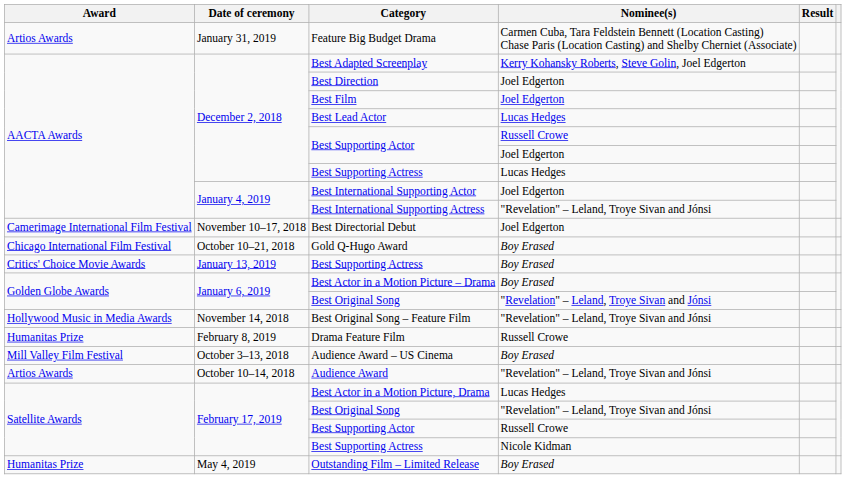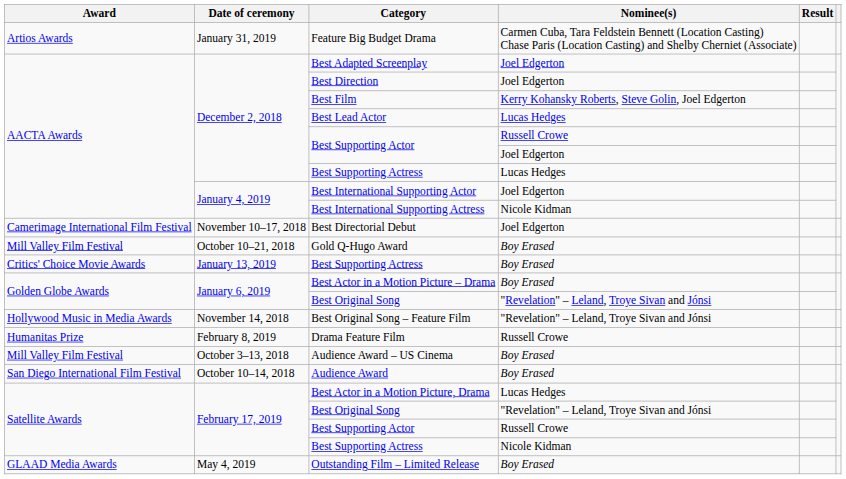(623, 63) Kerry Kohansky Roberts, Steve Golin, Joel Edgerton -> (532, 63) Joel Edgerton
(532, 99) Joel Edgerton -> (623, 99) Kerry Kohansky Roberts, Steve Golin, Joel Edgerton
(606, 209) "Revelation" – Leland, Troye Sivan and Jónsi -> (536, 209) Nicole Kidman
(89, 245) Chicago International Film Festival -> (65, 245) Mill Valley Film Festival
(40, 373) Artios Awards -> (94, 373) San Diego International Film Festival
(606, 373) "Revelation" – Leland, Troye Sivan and Jónsi -> (527, 373) Boy Erased
(45, 465) Humanitas Prize -> (62, 465) GLAAD Media Awards
